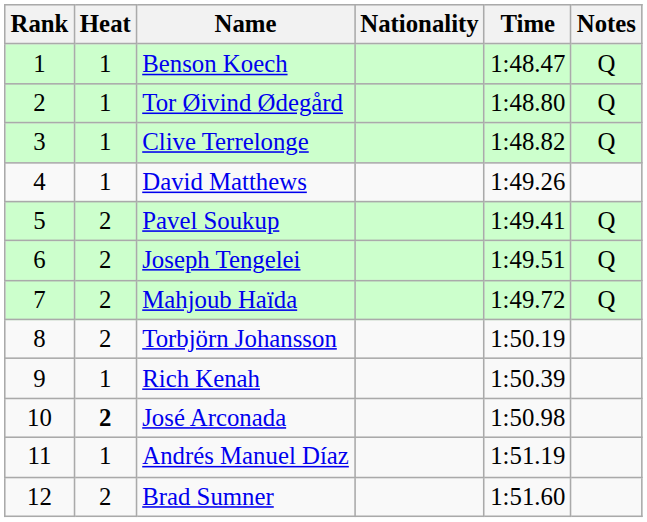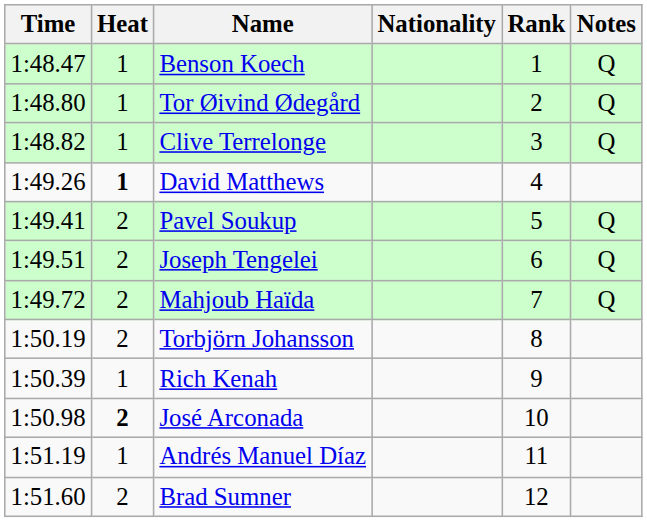columns swapped: (39, 24) <-> (528, 24)
(105, 181) normal -> (123, 181) bold
